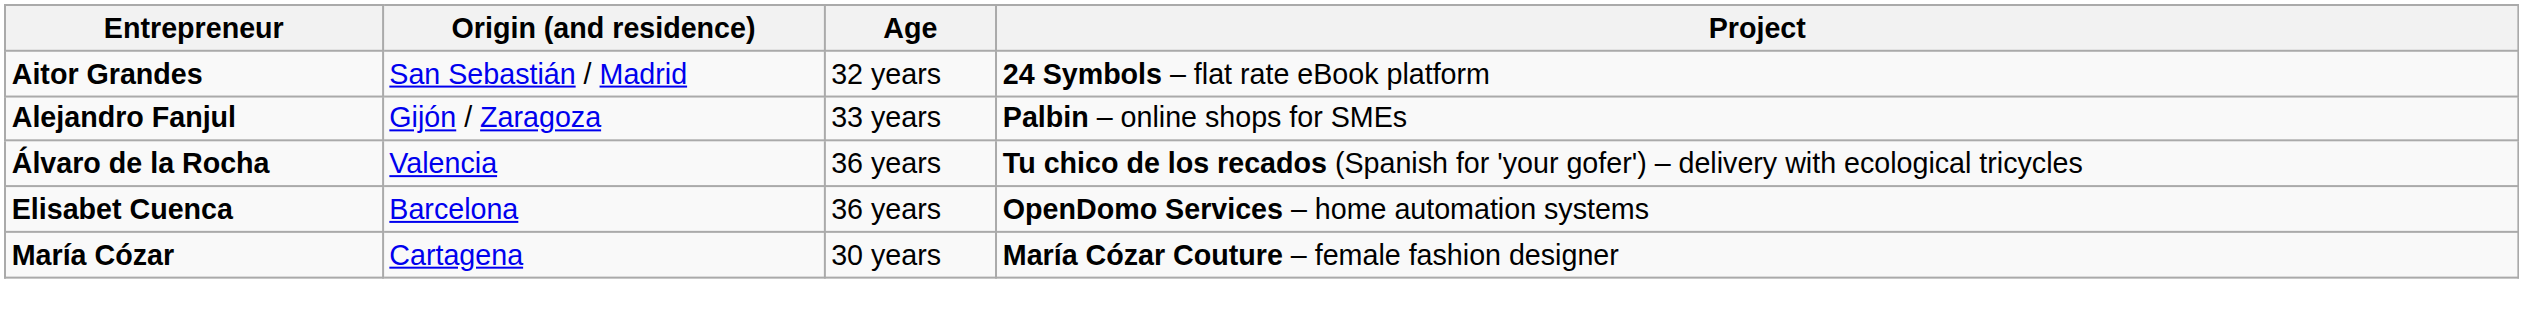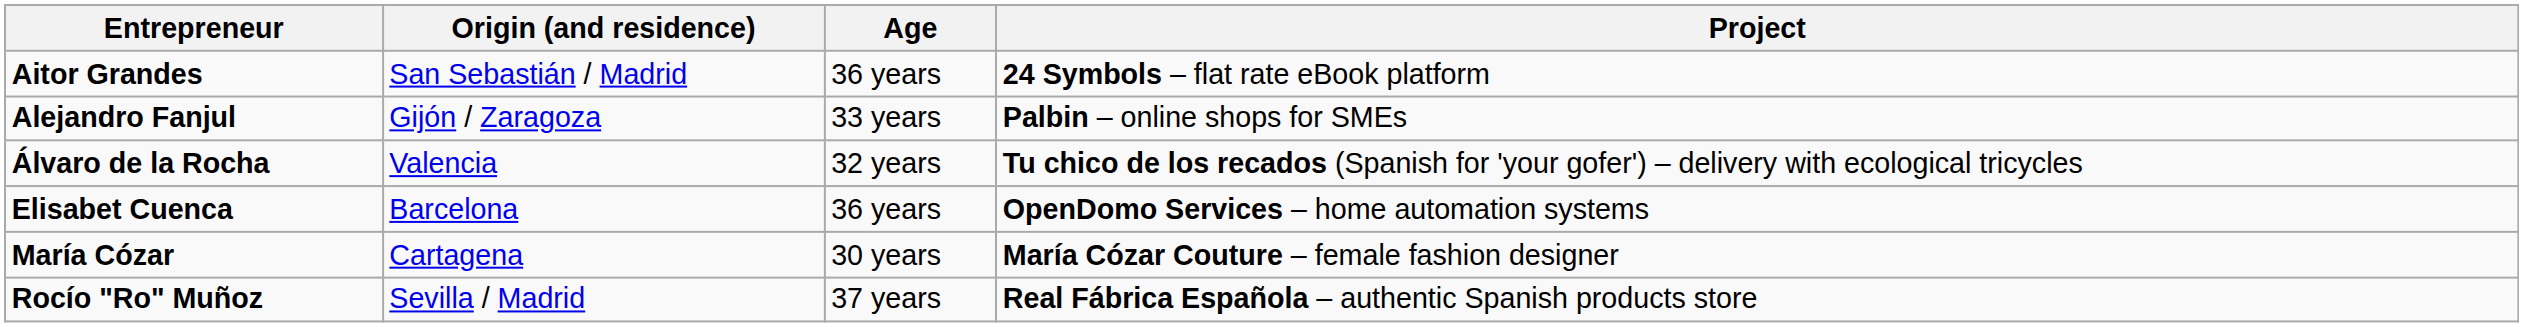(886, 73) 32 years -> (886, 73) 36 years
(886, 164) 36 years -> (886, 164) 32 years
+ row: (137, 300)
